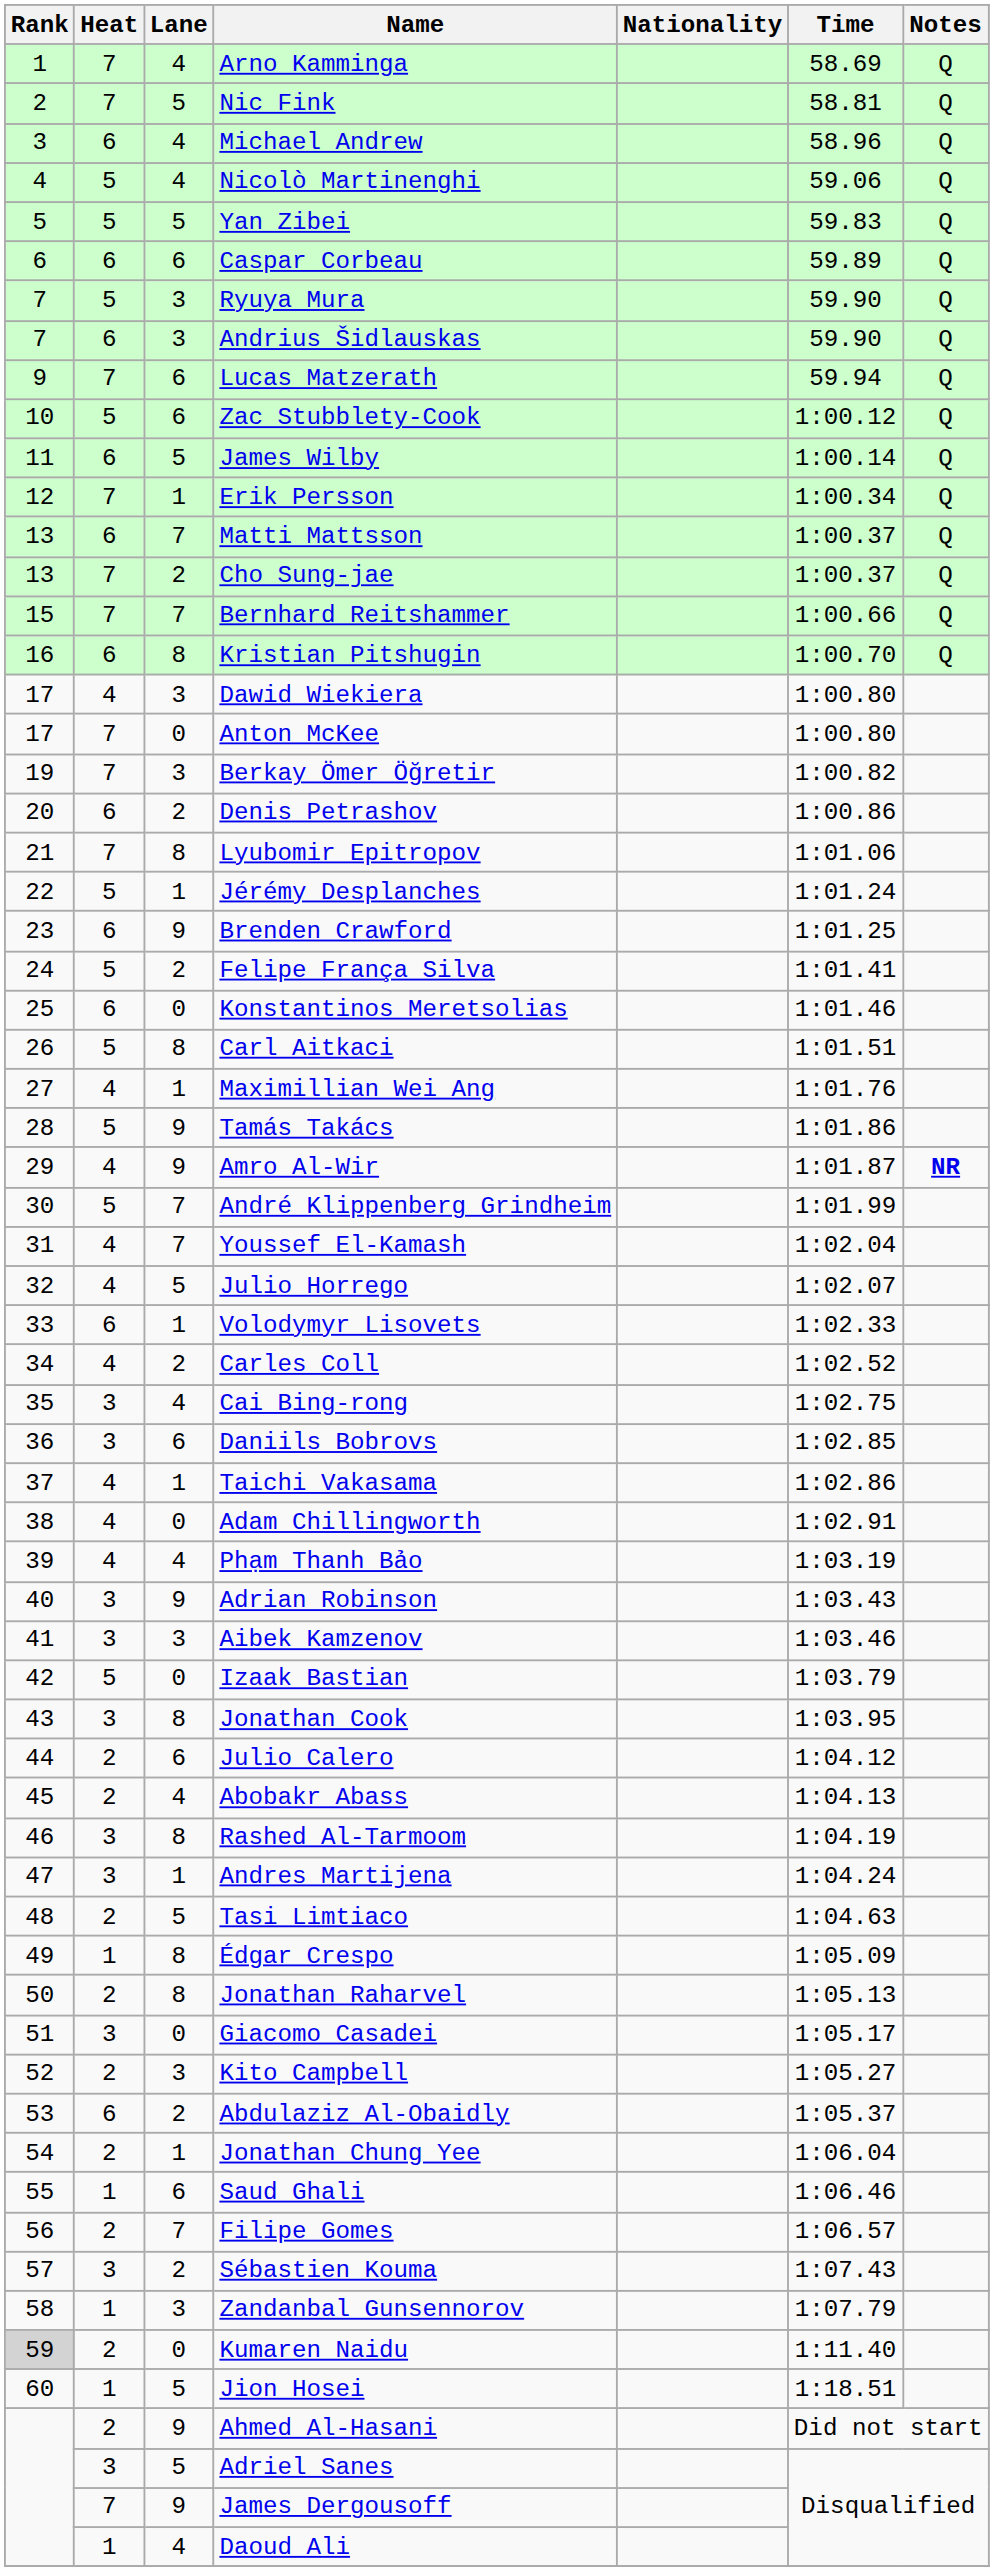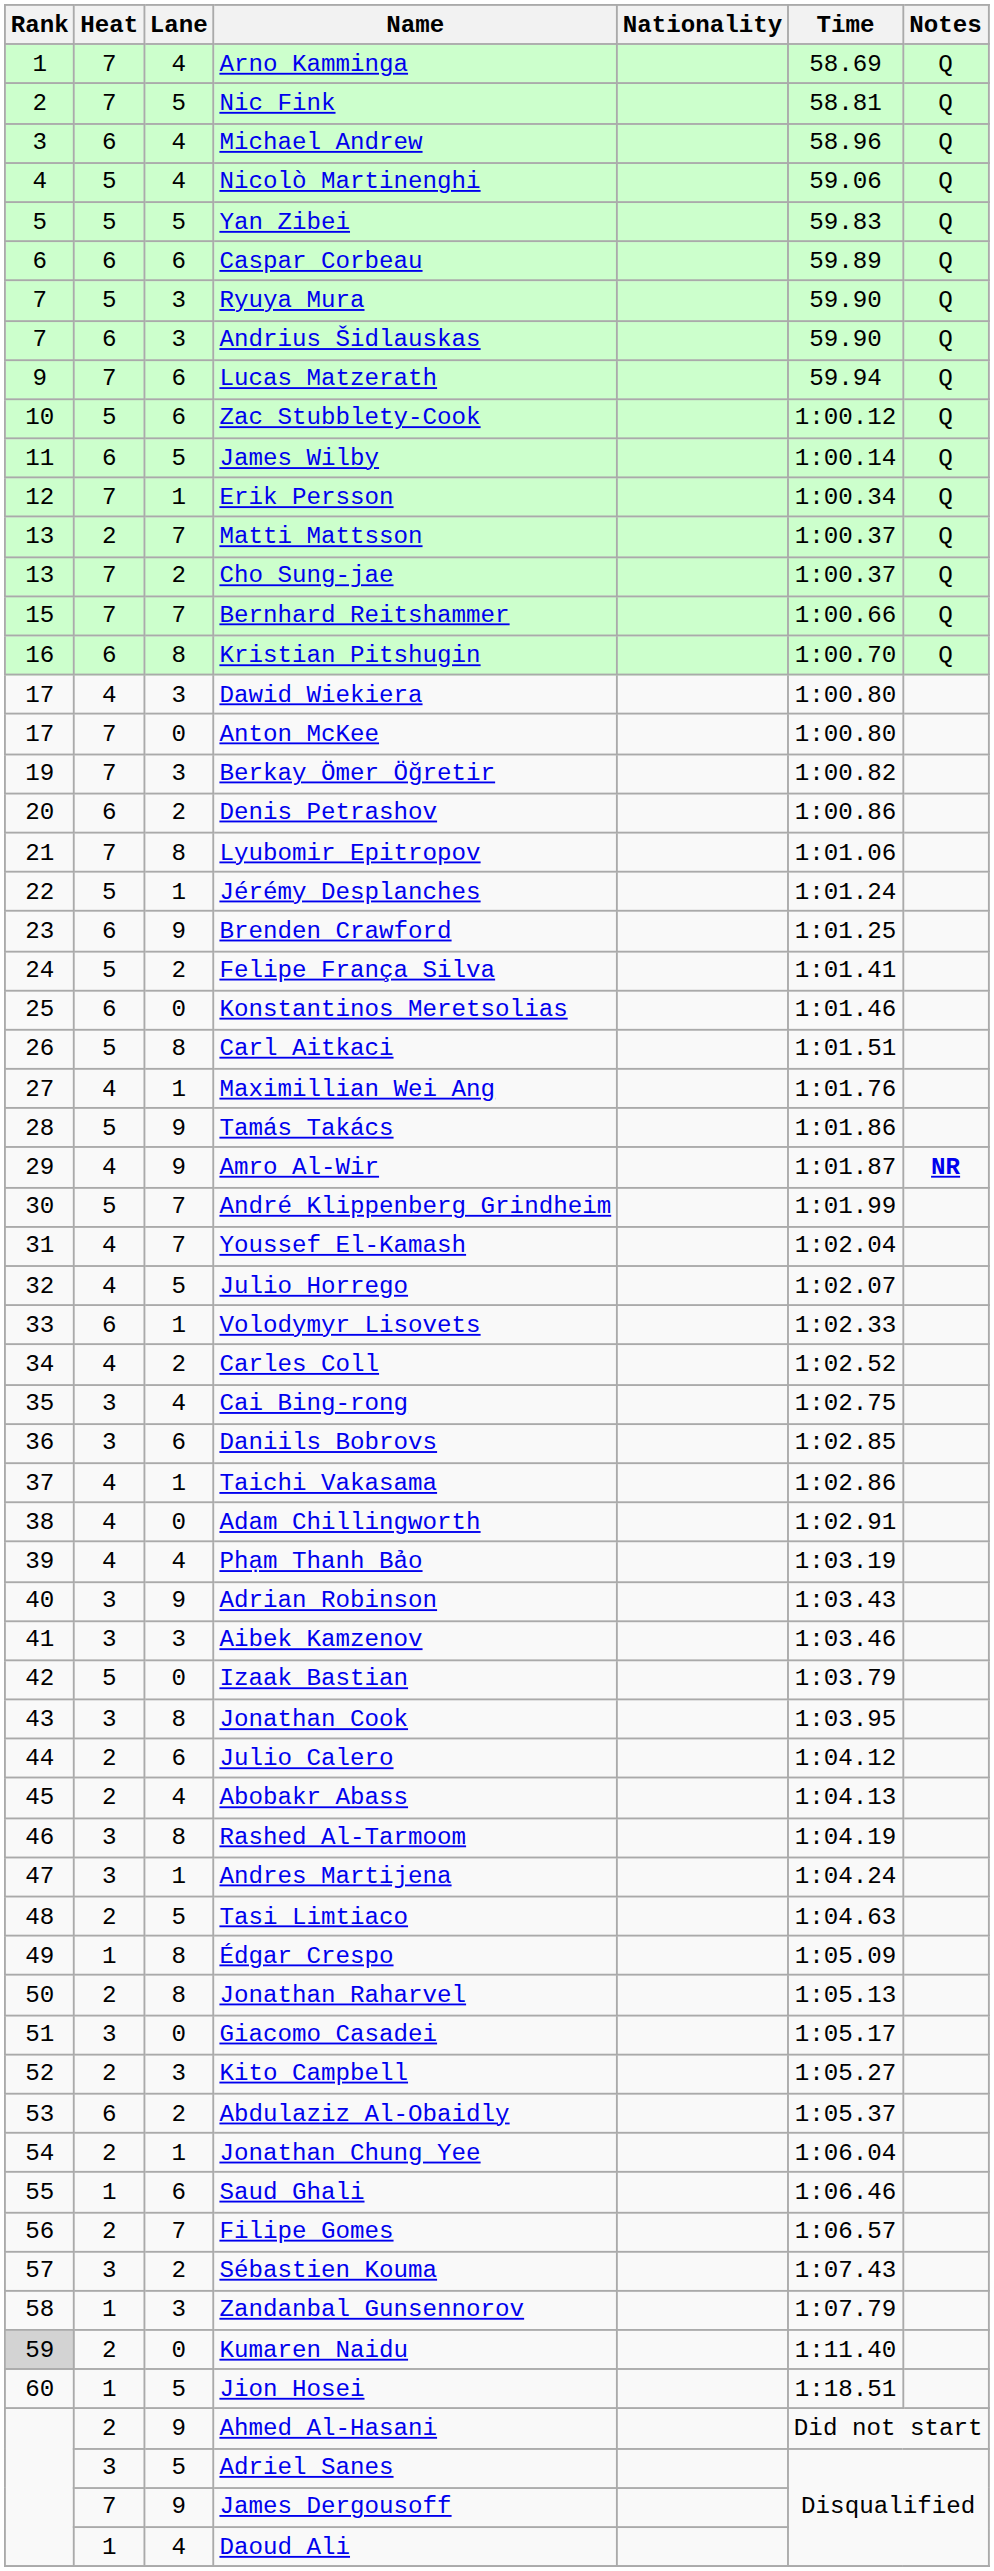(109, 537) 6 -> (109, 537) 2
